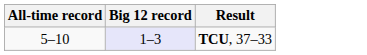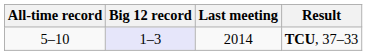+ column: (238, 15)
